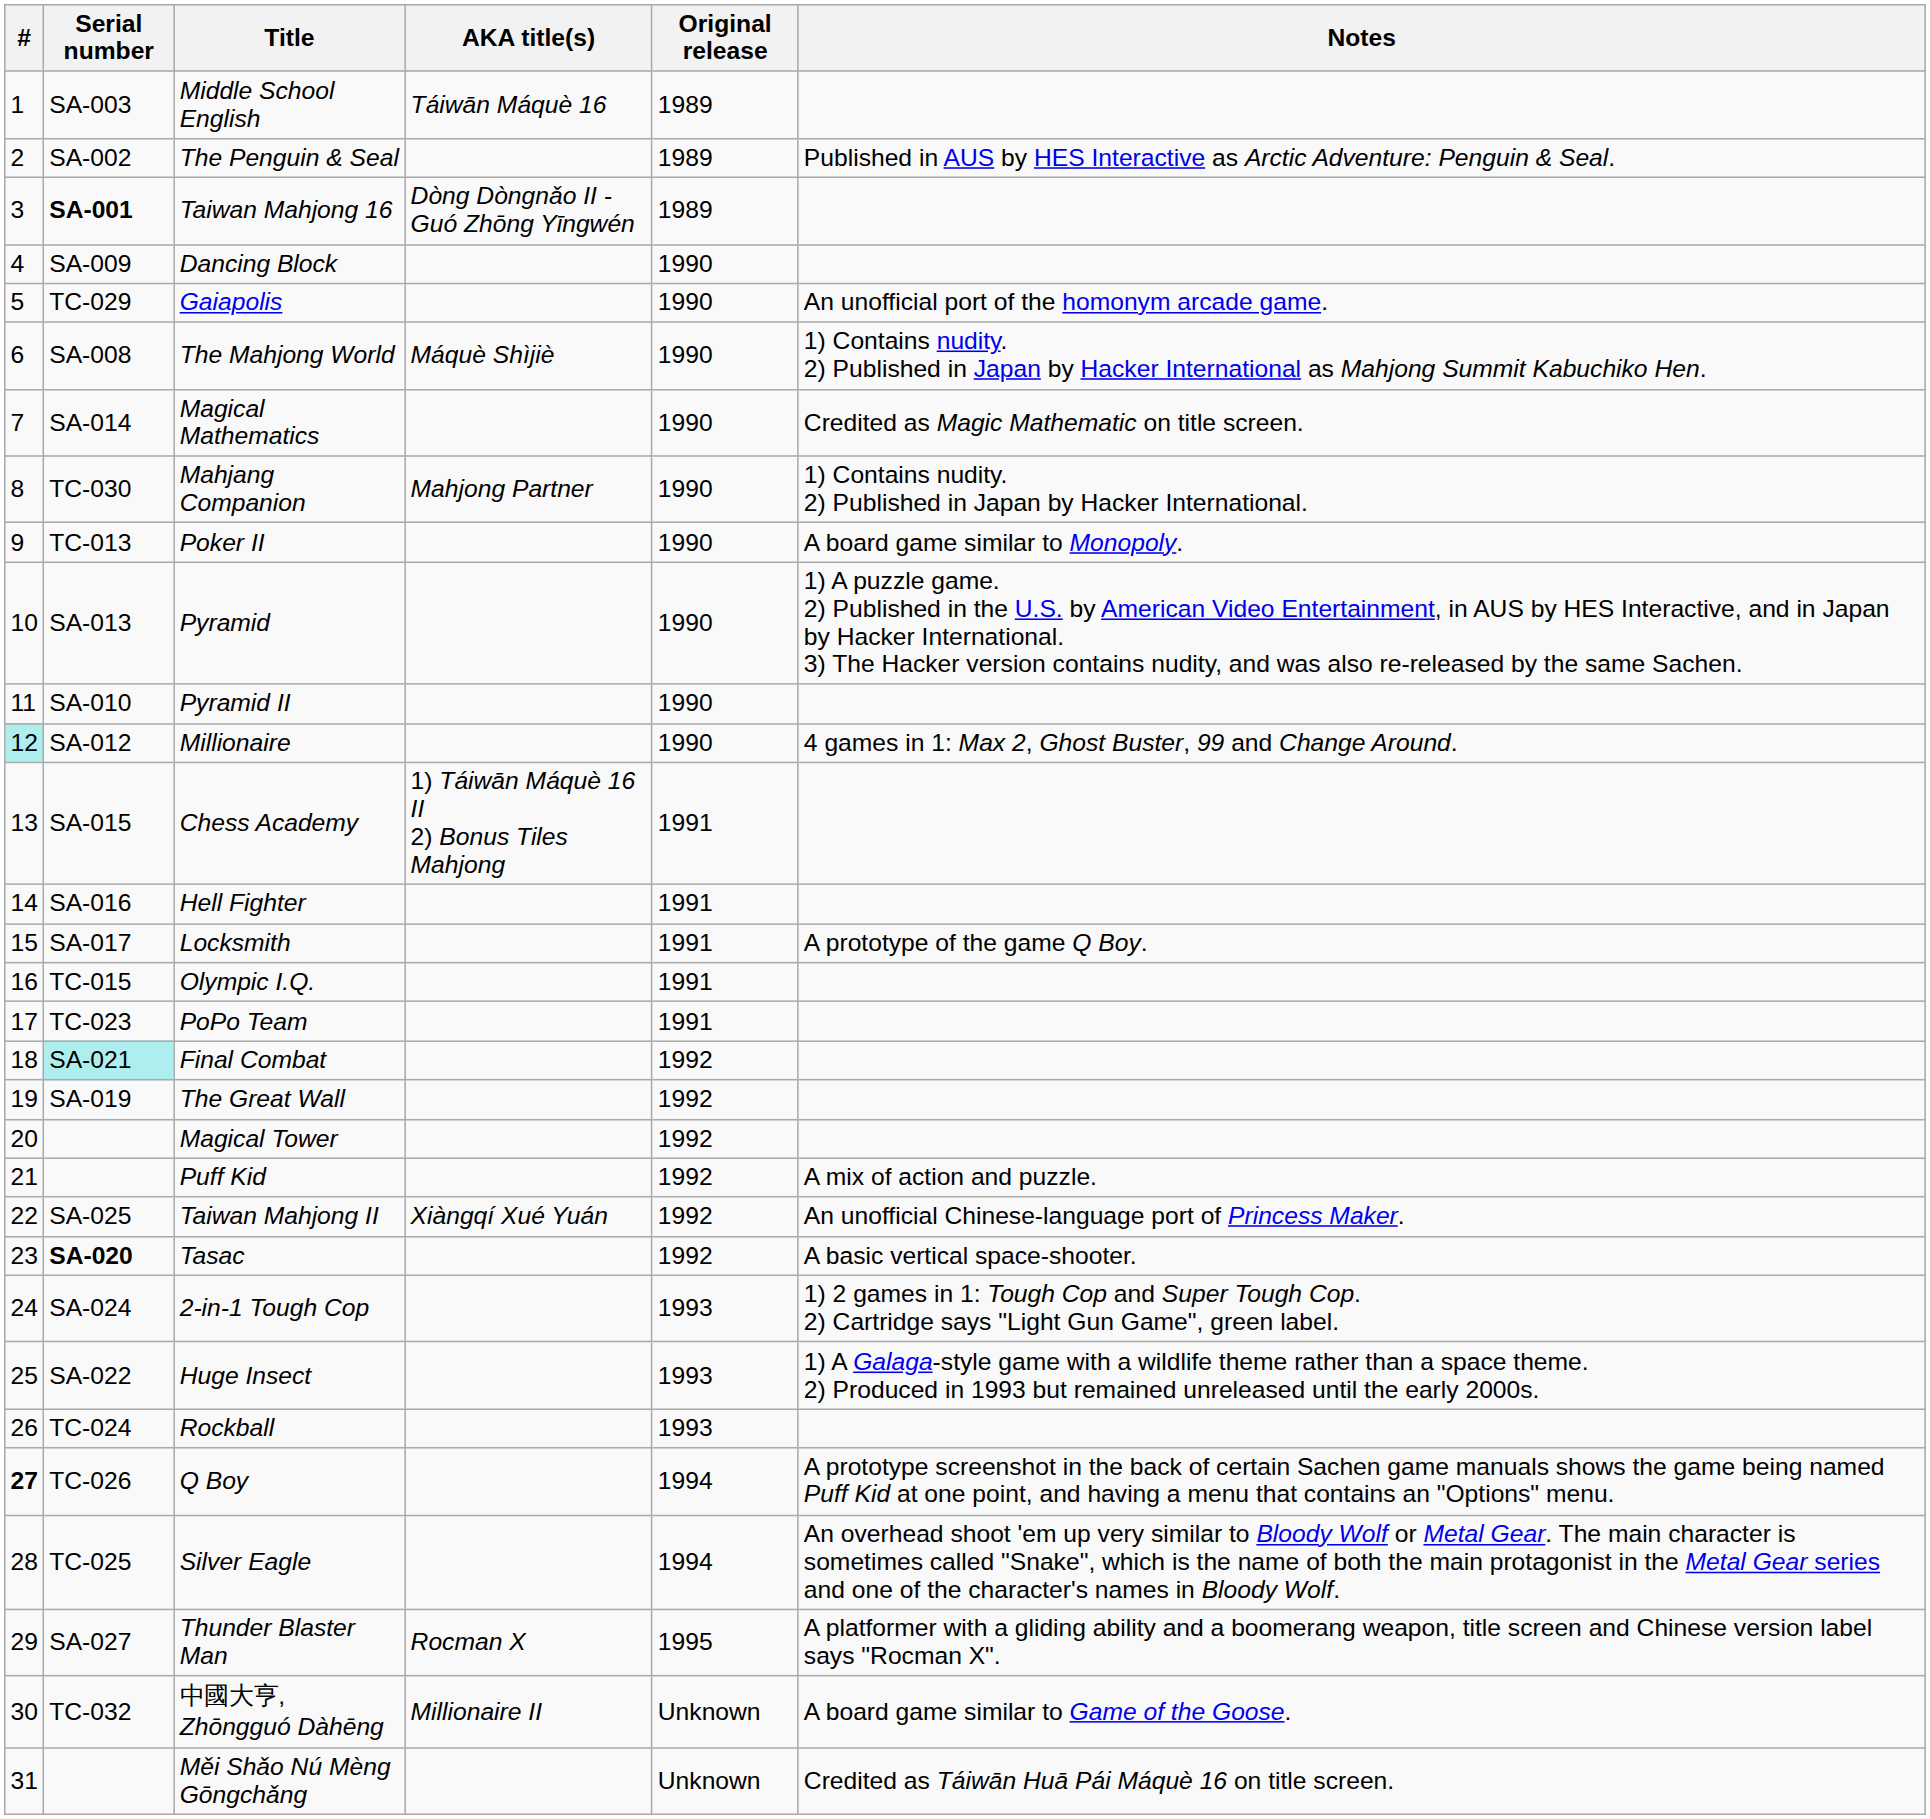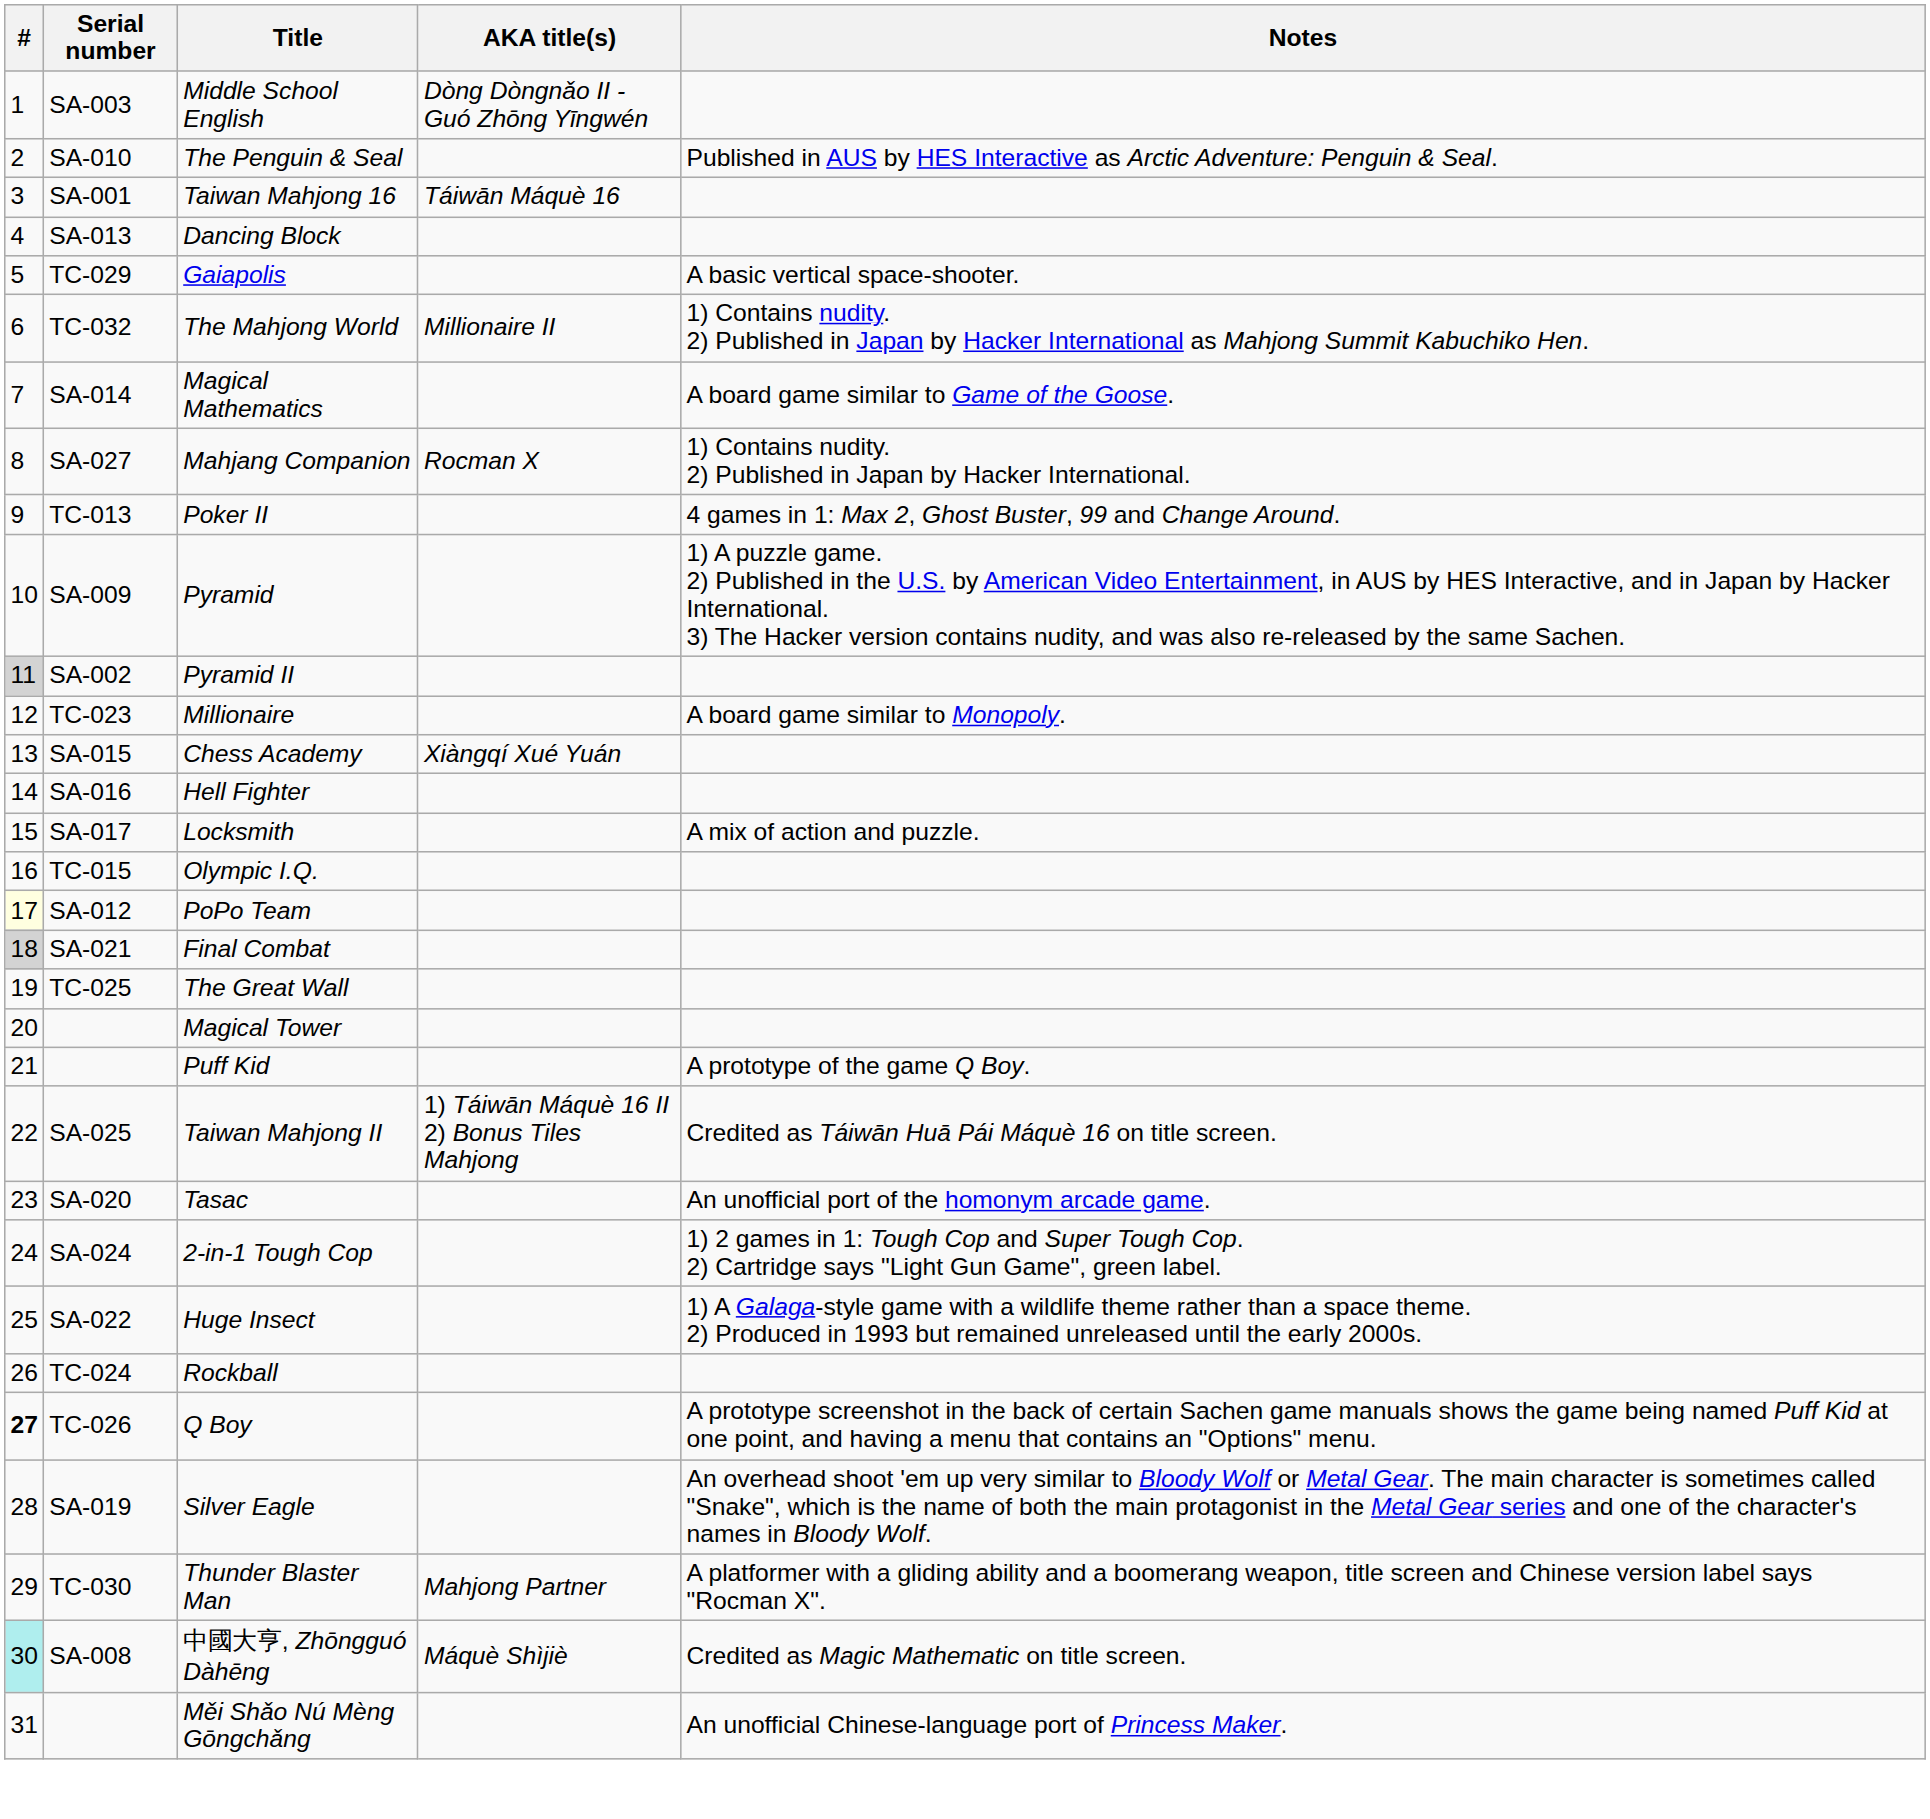- column: (725, 37)
(509, 104) Táiwān Máquè 16 -> (536, 104) Dòng Dòngnǎo II - Guó Zhōng Yīngwén
(90, 157) SA-002 -> (90, 157) SA-010
(91, 210) bold -> (90, 196) normal
(523, 210) Dòng Dòngnǎo II - Guó Zhōng Yīngwén -> (522, 196) Táiwān Máquè 16
(90, 263) SA-009 -> (90, 235) SA-013
(1066, 302) An unofficial port of the homonym arcade game. -> (853, 274) A basic vertical space-shooter.
(90, 355) SA-008 -> (90, 327) TC-032
(482, 355) Máquè Shìjiè -> (490, 327) Millionaire II
(1054, 422) Credited as Magic Mathematic on title screen. -> (930, 394) A board game similar to Game of the Goose.
(90, 489) TC-030 -> (90, 461) SA-027
(502, 489) Mahjong Partner -> (481, 461) Rocman X
(994, 542) A board game similar to Monopoly. -> (1013, 514) 4 games in 1: Max 2, Ghost Buster, 99 and Change Around.
(90, 622) SA-013 -> (90, 594) SA-009
(23, 703) no background -> (23, 675) lightgrey background
(90, 703) SA-010 -> (90, 675) SA-002
(24, 742) paleturquoise background -> (24, 714) no background
(90, 742) SA-012 -> (90, 714) TC-023
(1131, 742) 4 games in 1: Max 2, Ghost Buster, 99 and Change Around. -> (876, 714) A board game similar to Monopoly.
(523, 823) 1) Táiwān Máquè 16 II 2) Bonus Tiles Mahjong -> (523, 753) Xiàngqí Xué Yuán
(976, 942) A prototype of the game Q Boy. -> (833, 831) A mix of action and puzzle.
(24, 1020) no background -> (24, 910) lightyellow background
(90, 1020) TC-023 -> (90, 910) SA-012
(24, 1060) no background -> (24, 949) lightgrey background
(90, 1060) paleturquoise background -> (90, 949) no background
(90, 1099) SA-019 -> (90, 988) TC-025
(950, 1177) A mix of action and puzzle. -> (858, 1066) A prototype of the game Q Boy.
(509, 1216) Xiàngqí Xué Yuán -> (547, 1133) 1) Táiwān Máquè 16 II 2) Bonus Tiles Mahjong
(1104, 1216) An unofficial Chinese-language port of Princess Maker. -> (982, 1133) Credited as Táiwān Huā Pái Máquè 16 on title screen.
(91, 1255) bold -> (90, 1200) normal
(970, 1255) A basic vertical space-shooter. -> (949, 1200) An unofficial port of the homonym arcade game.
(90, 1561) TC-025 -> (90, 1506) SA-019
(90, 1642) SA-027 -> (90, 1586) TC-030
(468, 1642) Rocman X -> (515, 1586) Mahjong Partner
(24, 1711) no background -> (24, 1656) paleturquoise background
(90, 1711) TC-032 -> (90, 1656) SA-008
(476, 1711) Millionaire II -> (496, 1656) Máquè Shìjiè
(1048, 1711) A board game similar to Game of the Goose. -> (936, 1656) Credited as Magic Mathematic on title screen.
(1099, 1780) Credited as Táiwān Huā Pái Máquè 16 on title screen. -> (987, 1725) An unofficial Chinese-language port of Princess Maker.
